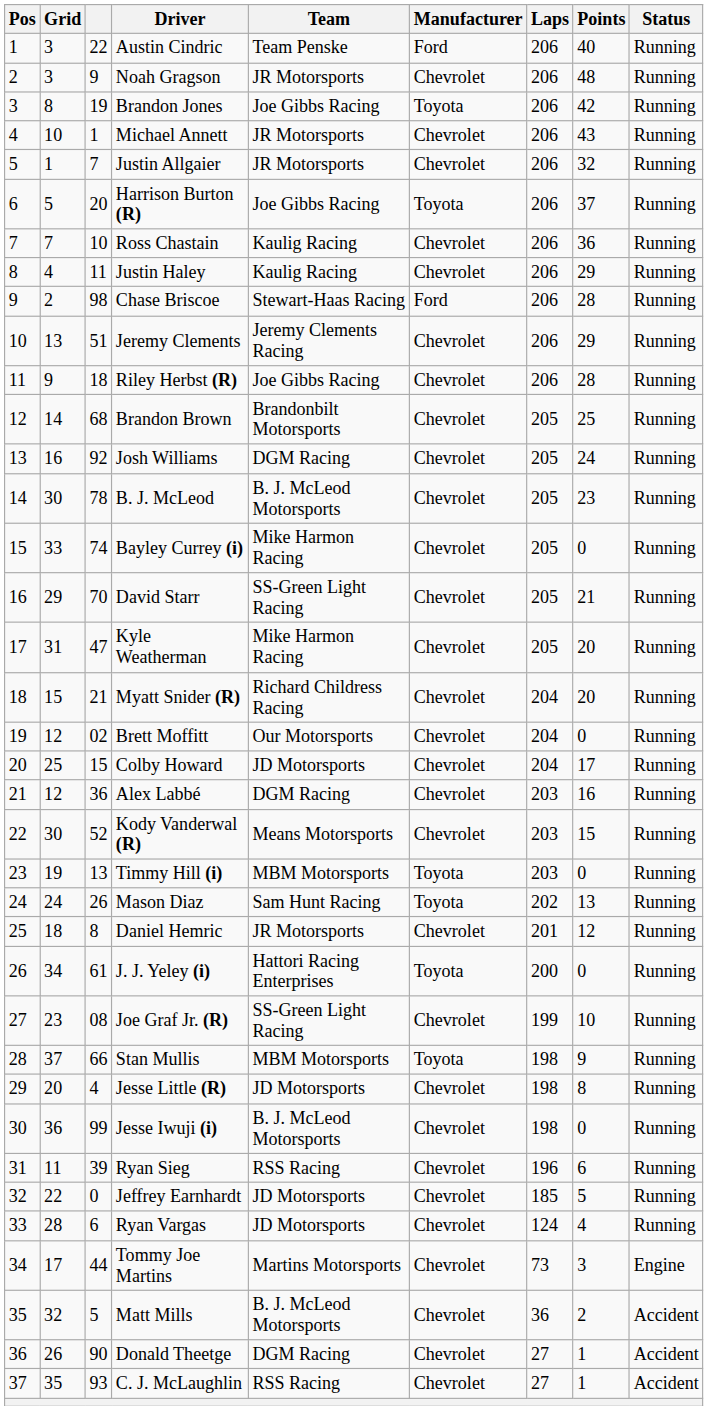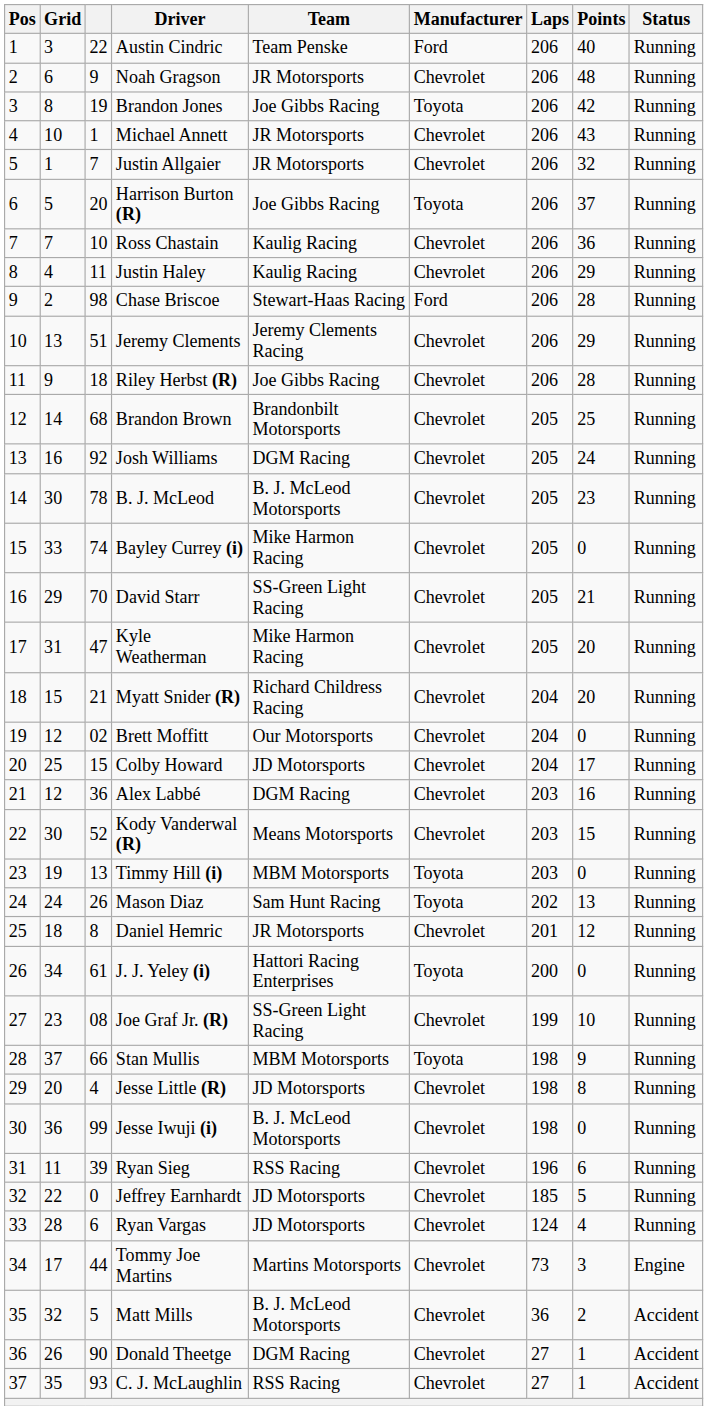(49, 76) 3 -> (49, 76) 6
